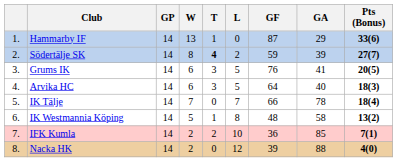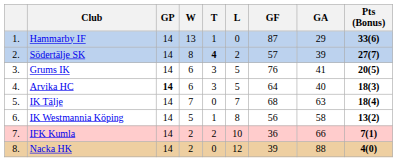(273, 54) 59 -> (273, 54) 57
(168, 86) normal -> (168, 86) bold
(273, 102) 66 -> (273, 102) 68
(321, 102) 78 -> (321, 102) 63
(273, 117) 48 -> (273, 117) 56
(321, 133) 85 -> (321, 133) 66
